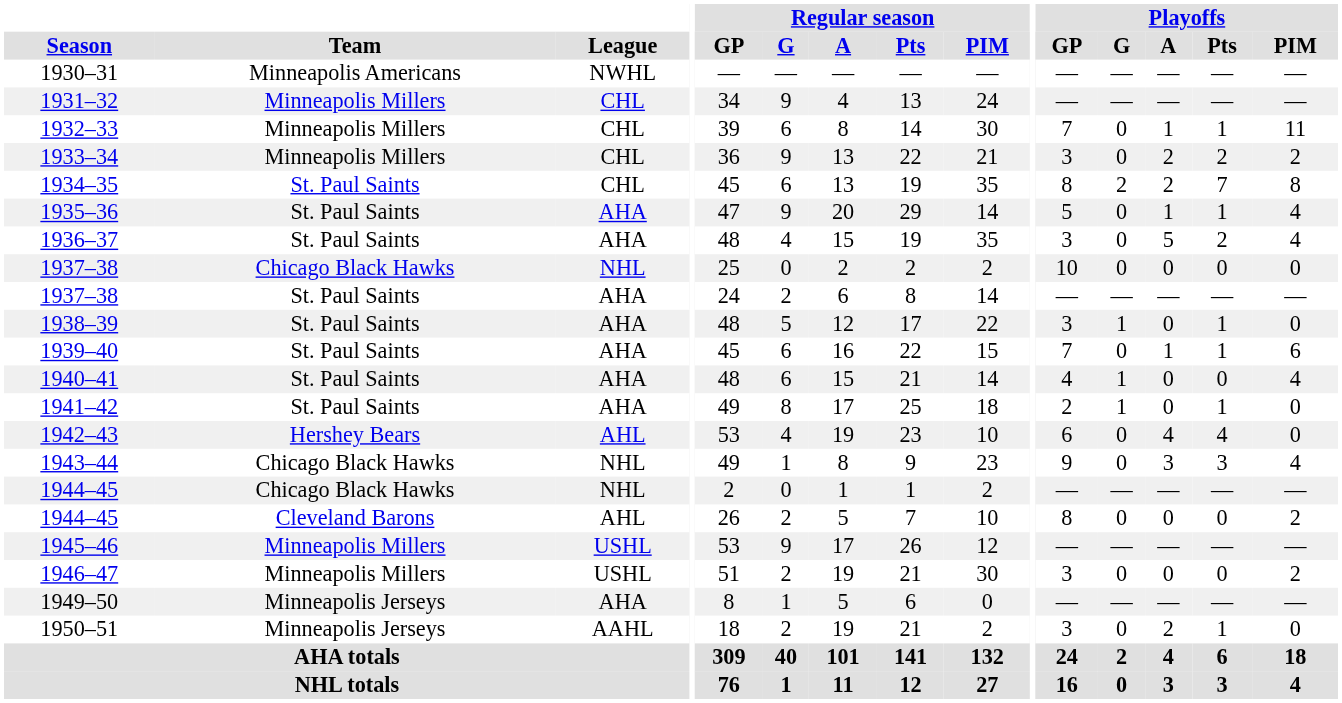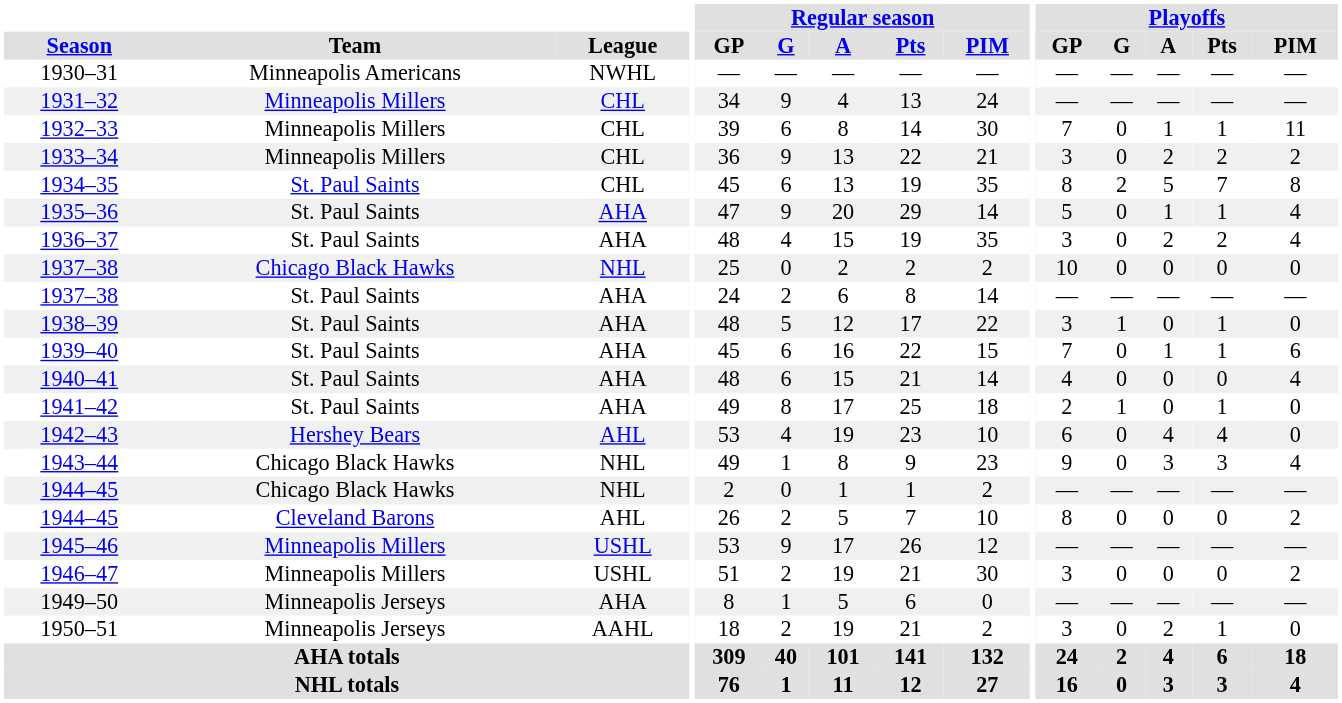(1168, 184) 2 -> (1168, 184) 5
(1168, 240) 5 -> (1168, 240) 2
(1122, 379) 1 -> (1122, 379) 0
